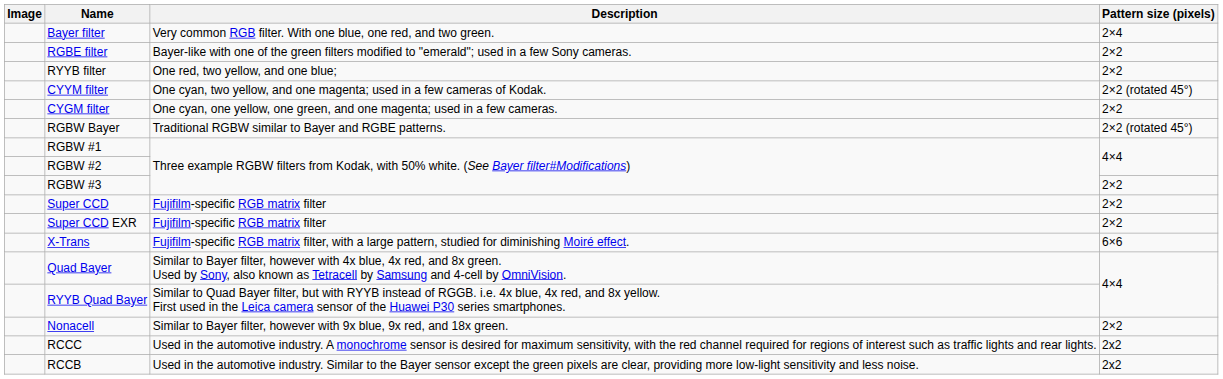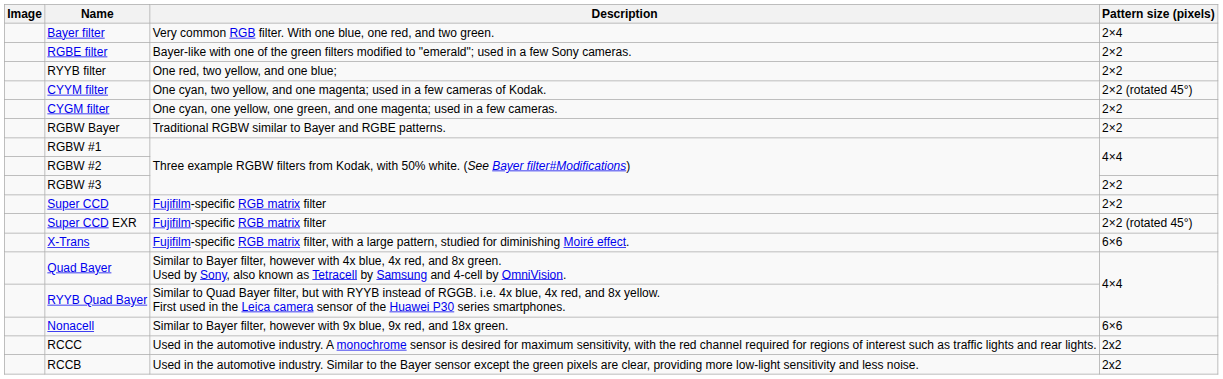(1147, 128) 2×2 (rotated 45°) -> (1112, 128) 2×2
(1112, 223) 2×2 -> (1147, 223) 2×2 (rotated 45°)
(1112, 326) 2×2 -> (1112, 326) 6×6
